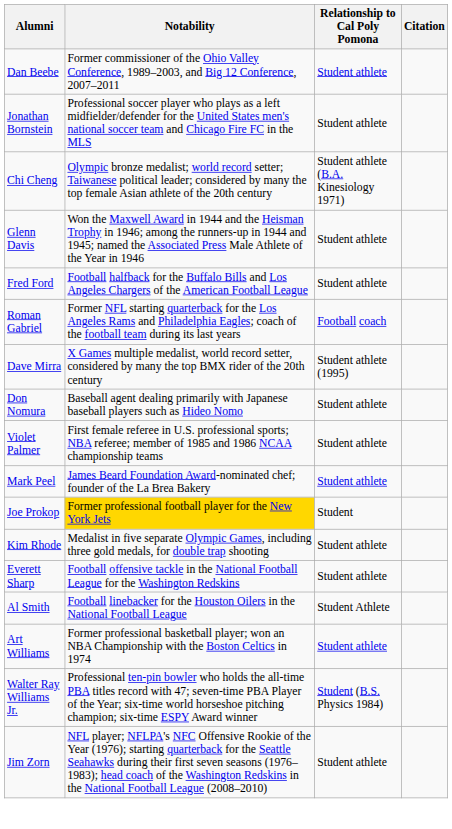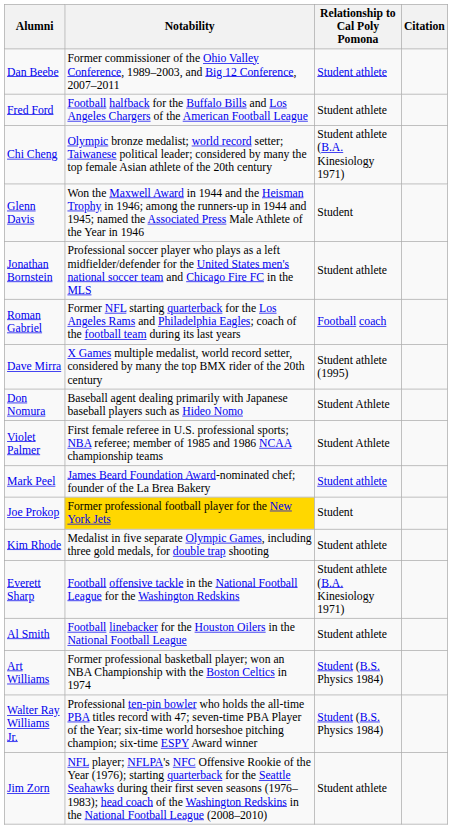rows swapped: (30, 123) <-> (30, 283)
(352, 238) Student athlete -> (335, 212) Student
(352, 405) Student athlete -> (353, 405) Student Athlete
(352, 443) Student athlete -> (353, 443) Student Athlete
(352, 576) Student athlete -> (352, 589) Student athlete (B.A. Kinesiology 1971)
(353, 608) Student Athlete -> (352, 634) Student athlete
(352, 646) Student athlete -> (350, 672) Student (B.S. Physics 1984)
